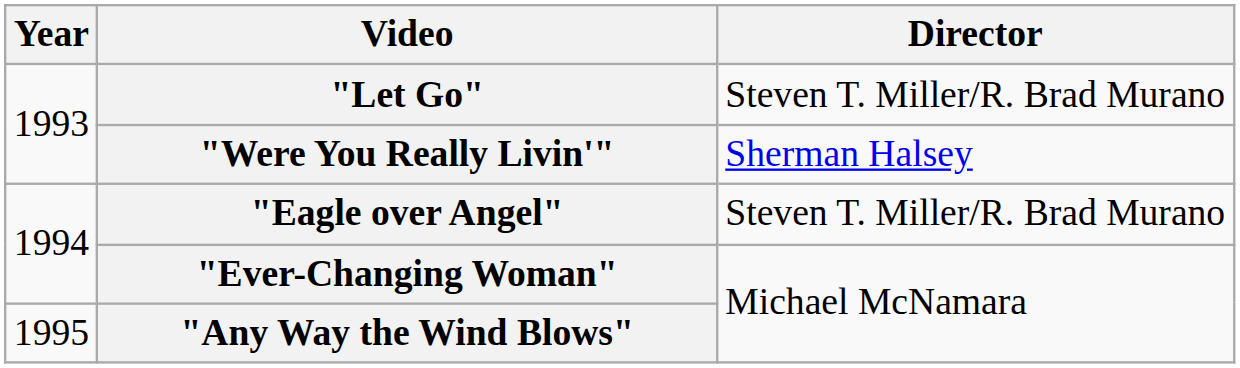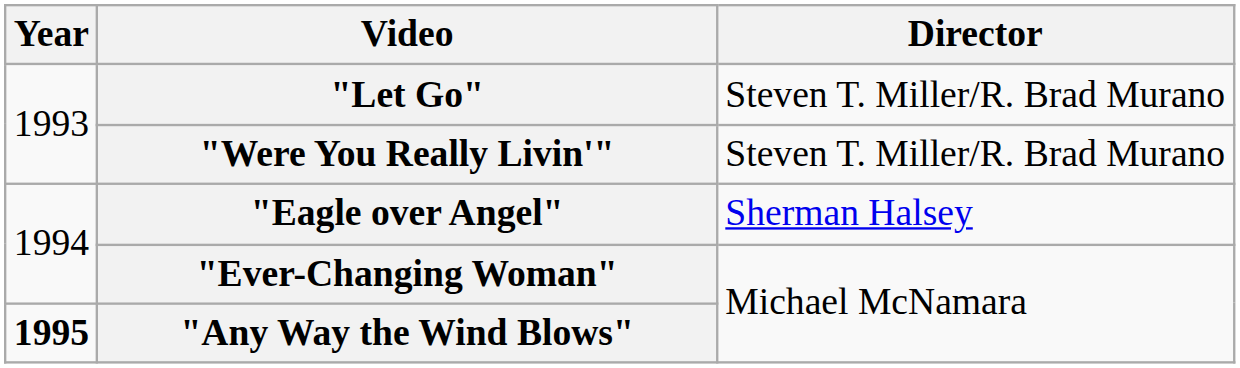(849, 153) Sherman Halsey -> (975, 153) Steven T. Miller/R. Brad Murano
(975, 213) Steven T. Miller/R. Brad Murano -> (849, 213) Sherman Halsey
(51, 332) normal -> (51, 332) bold
